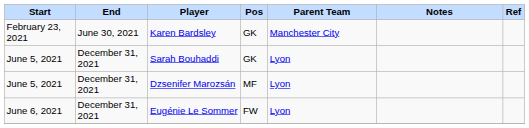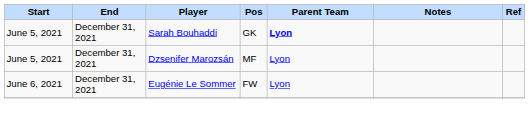- row: (183, 32)
(280, 58) normal -> (281, 32) bold
